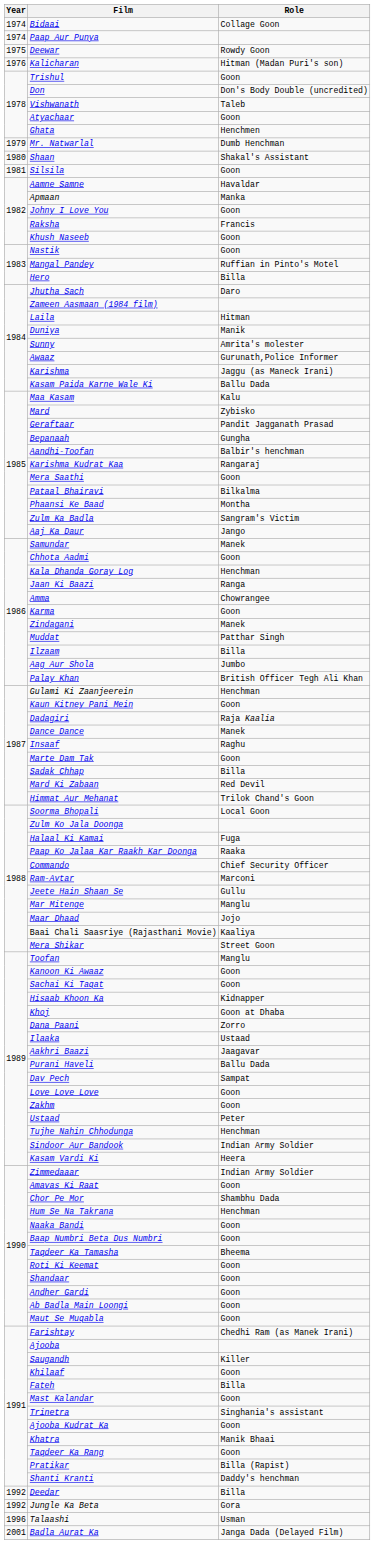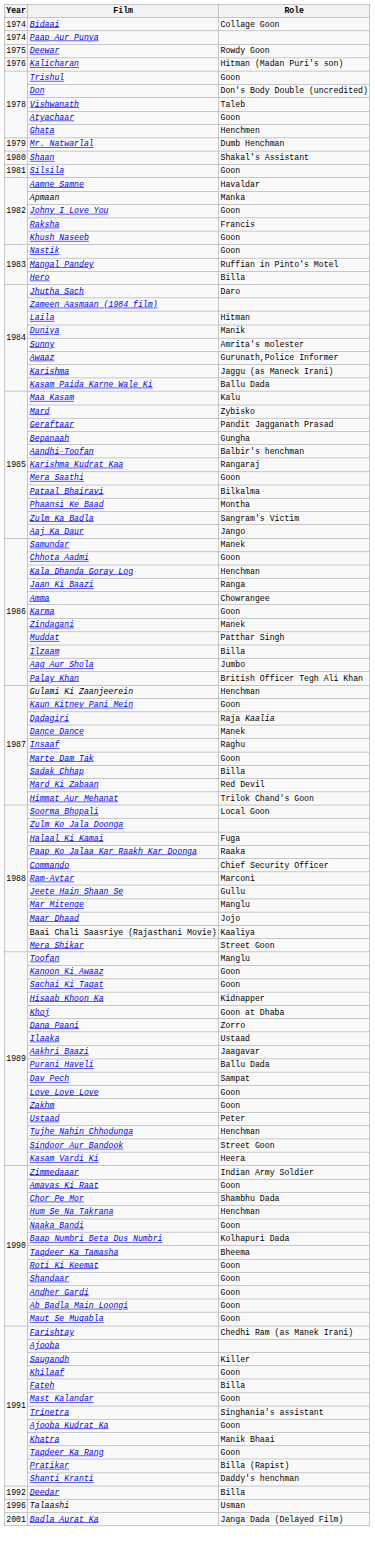(267, 1146) Indian Army Soldier -> (248, 1146) Street Goon
(230, 1239) Goon -> (255, 1239) Kolhapuri Dada
- row: (64, 1506)
